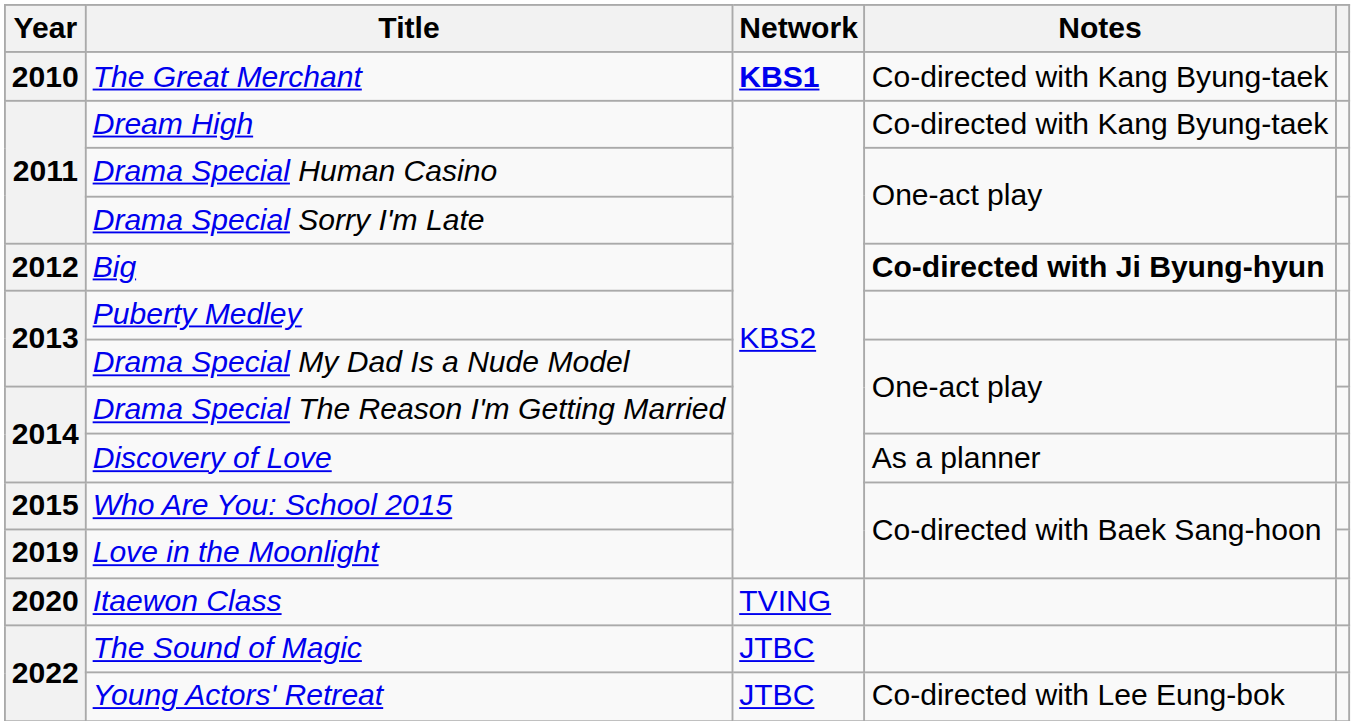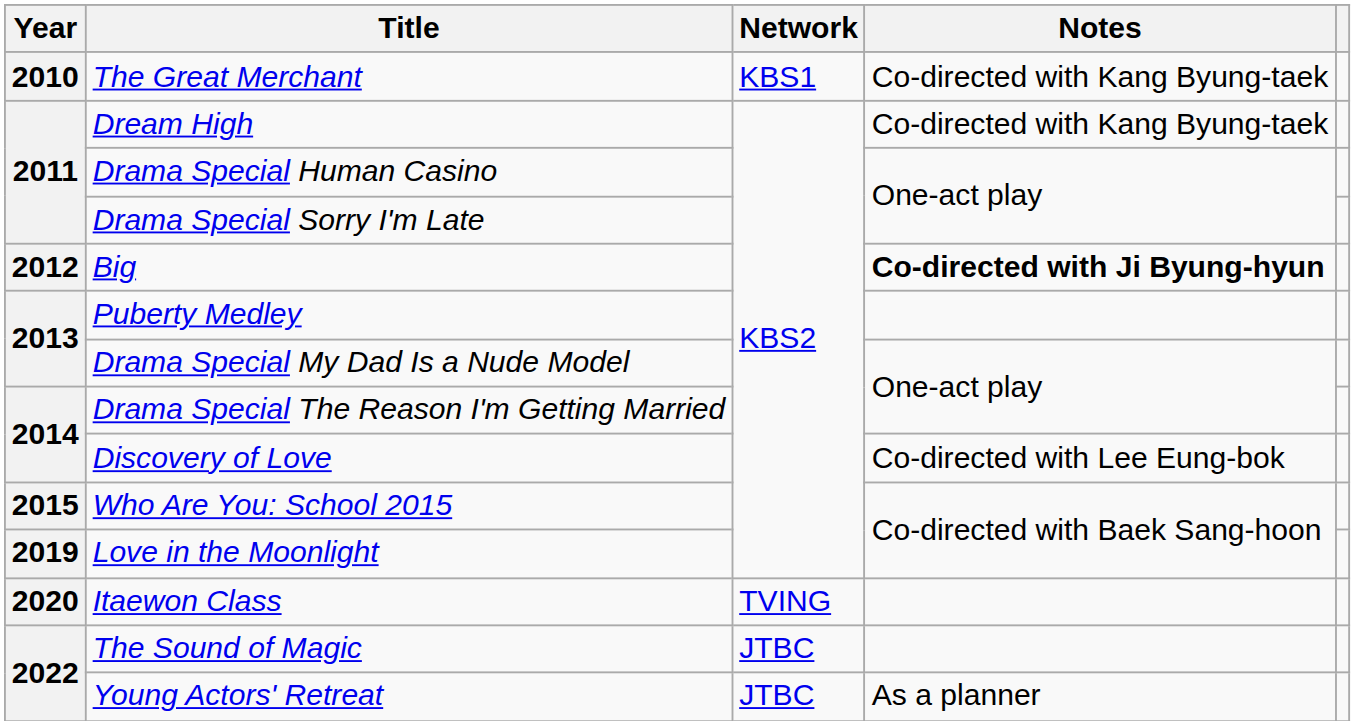(779, 76) bold -> (778, 76) normal
(956, 457) As a planner -> (1078, 457) Co-directed with Lee Eung-bok
(1078, 696) Co-directed with Lee Eung-bok -> (956, 696) As a planner
